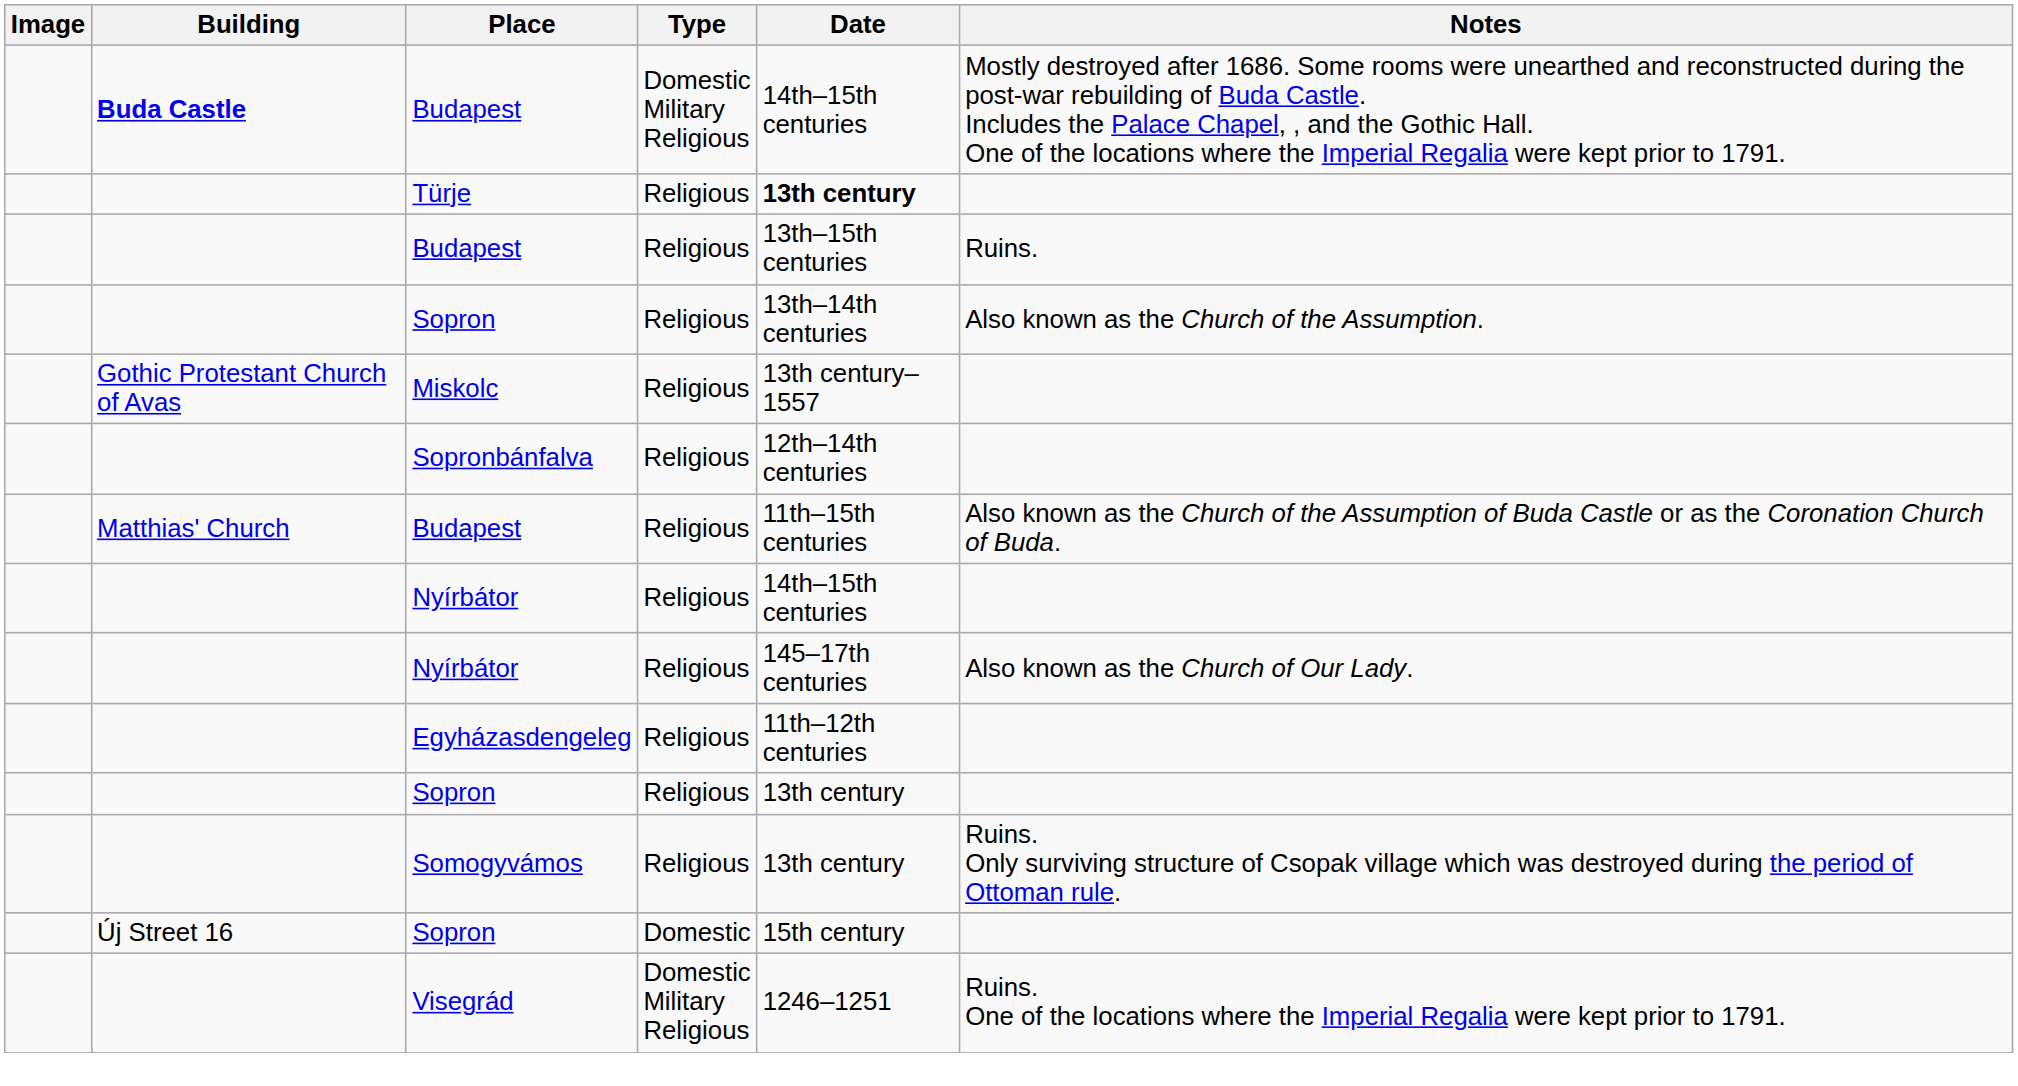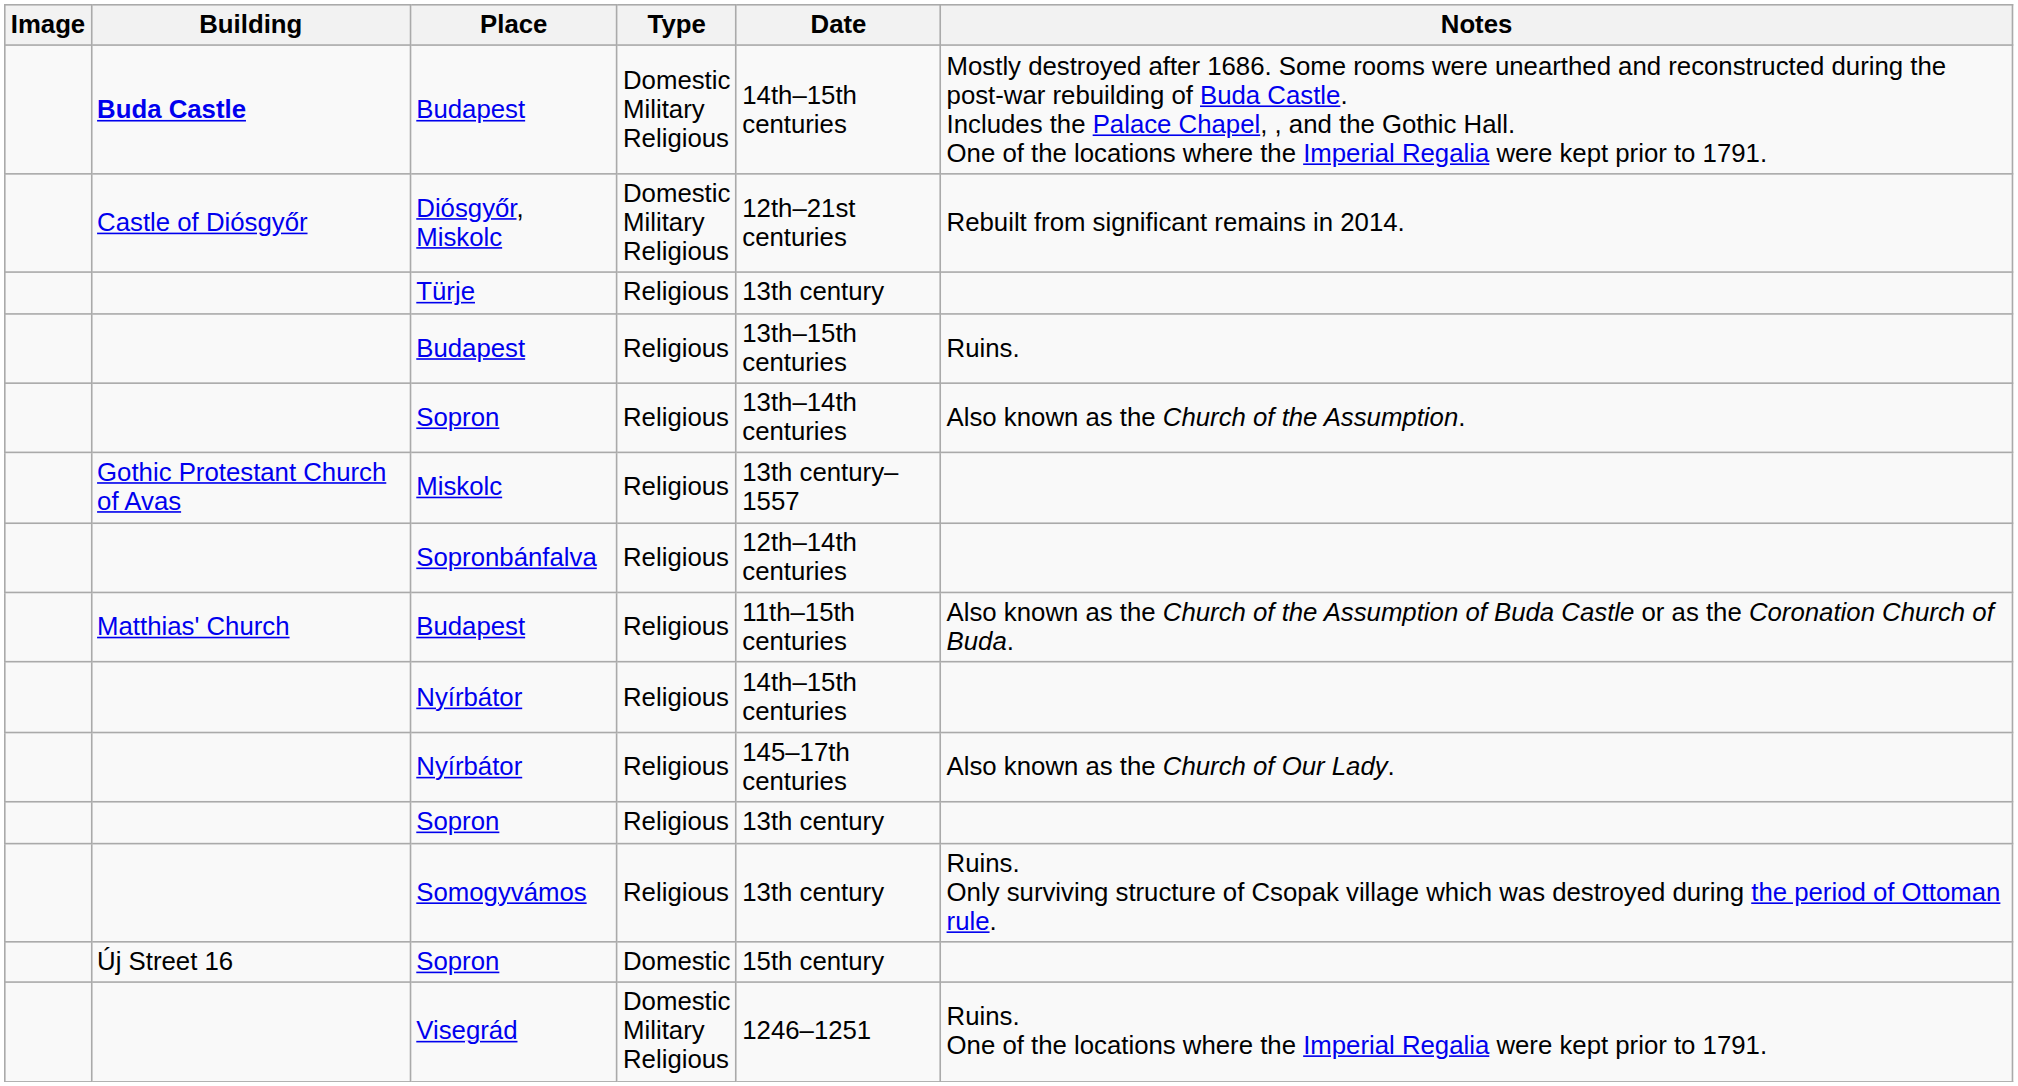+ row: (202, 222)
(839, 193) bold -> (813, 292) normal
- row: (249, 738)
